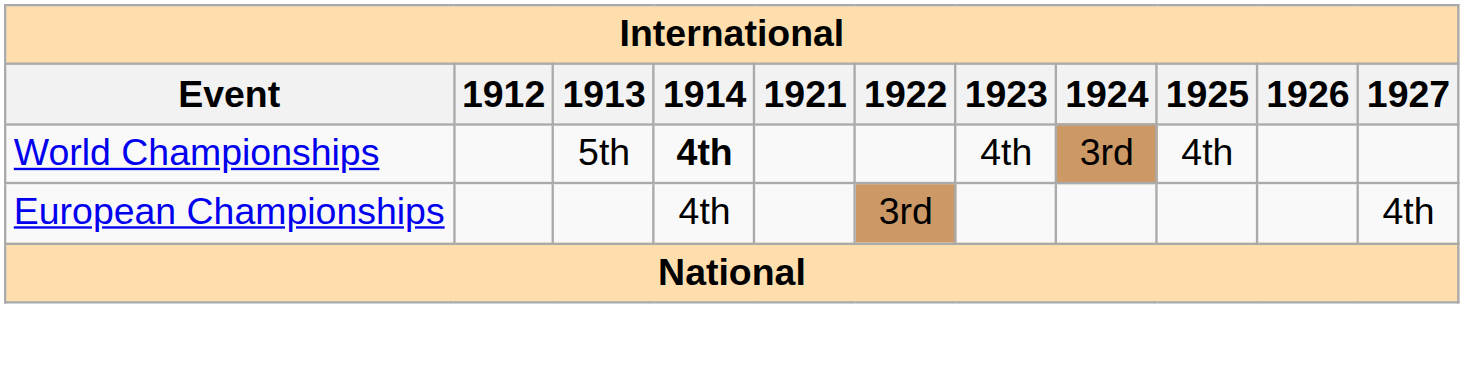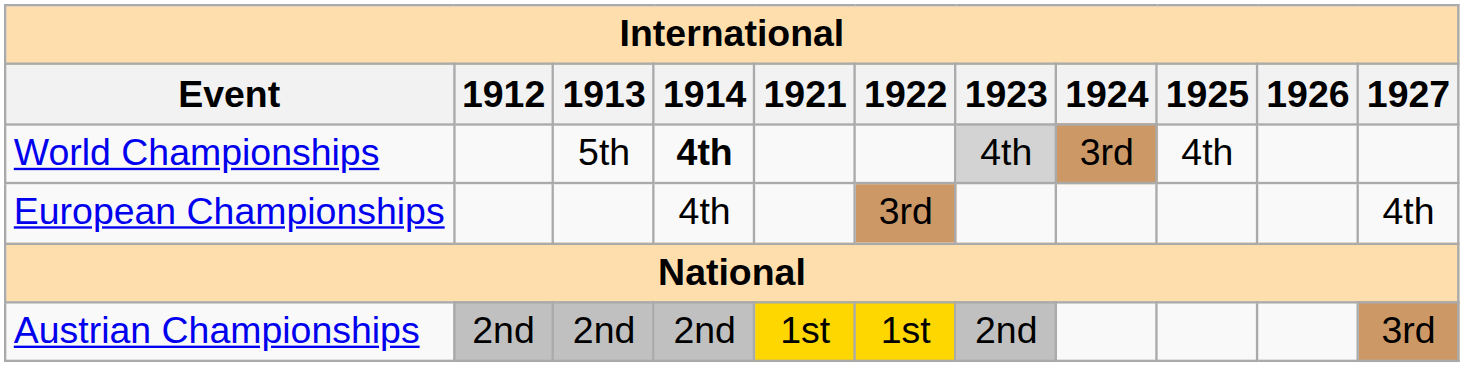(1006, 152) no background -> (1006, 152) lightgrey background
+ row: (217, 331)
